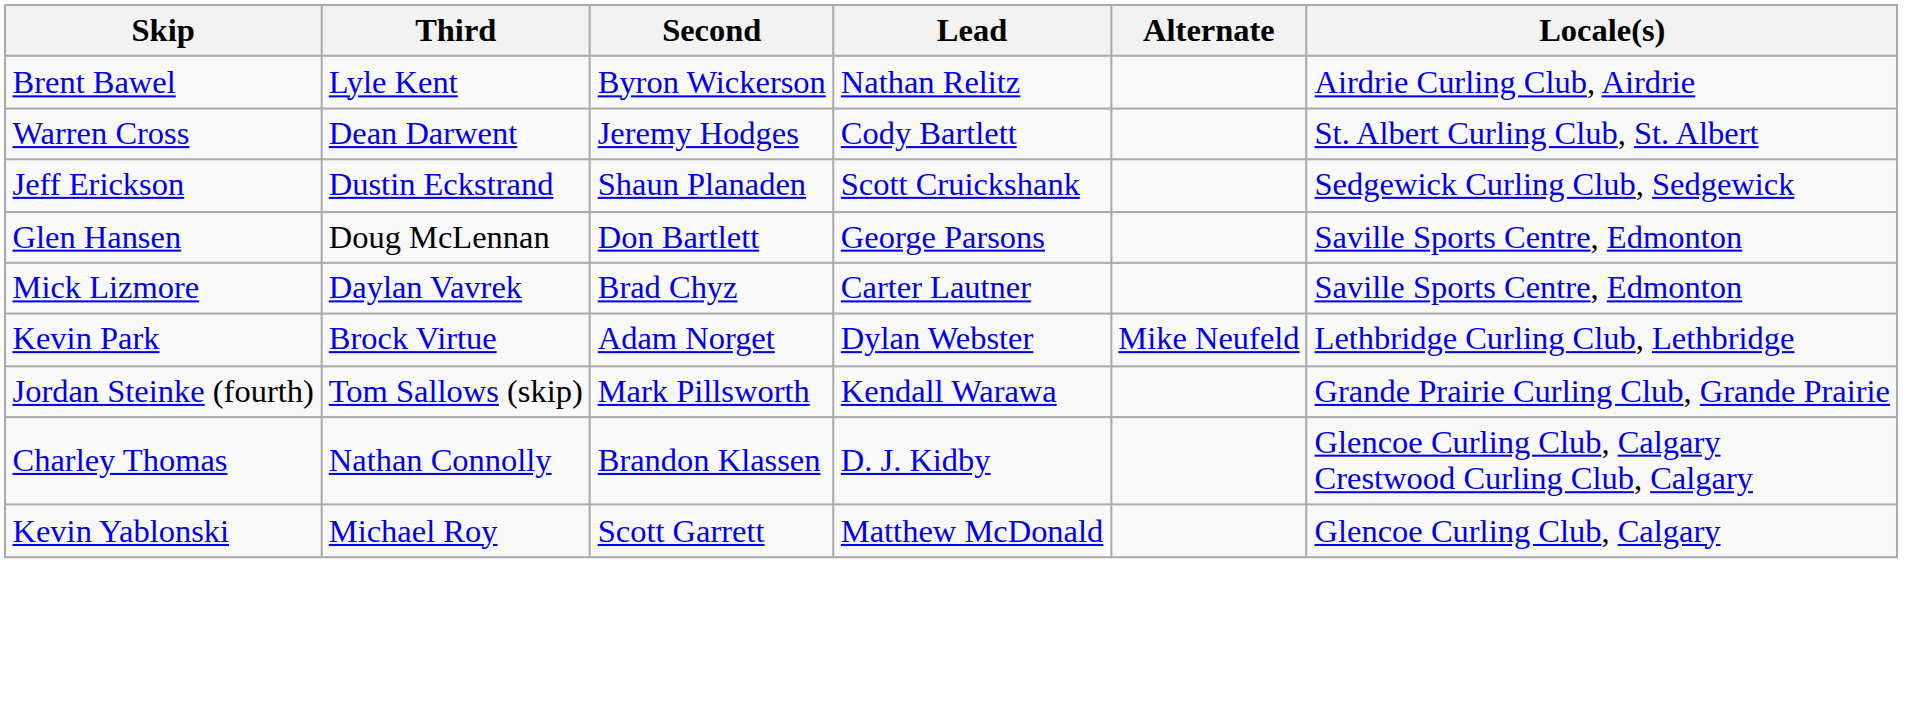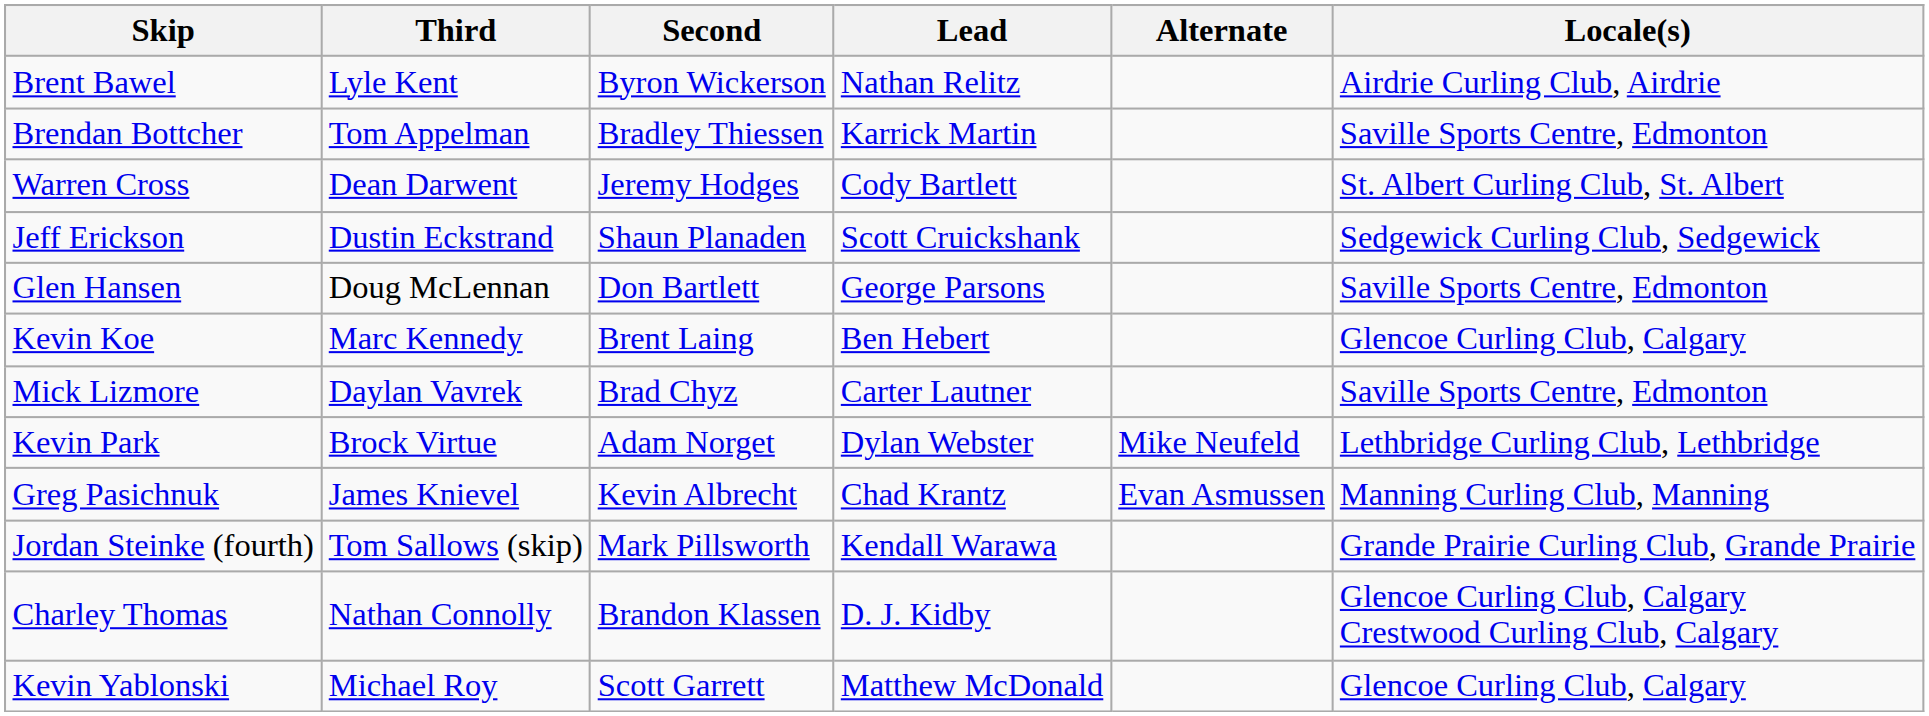+ row: (127, 133)
+ row: (83, 339)
+ row: (116, 493)
